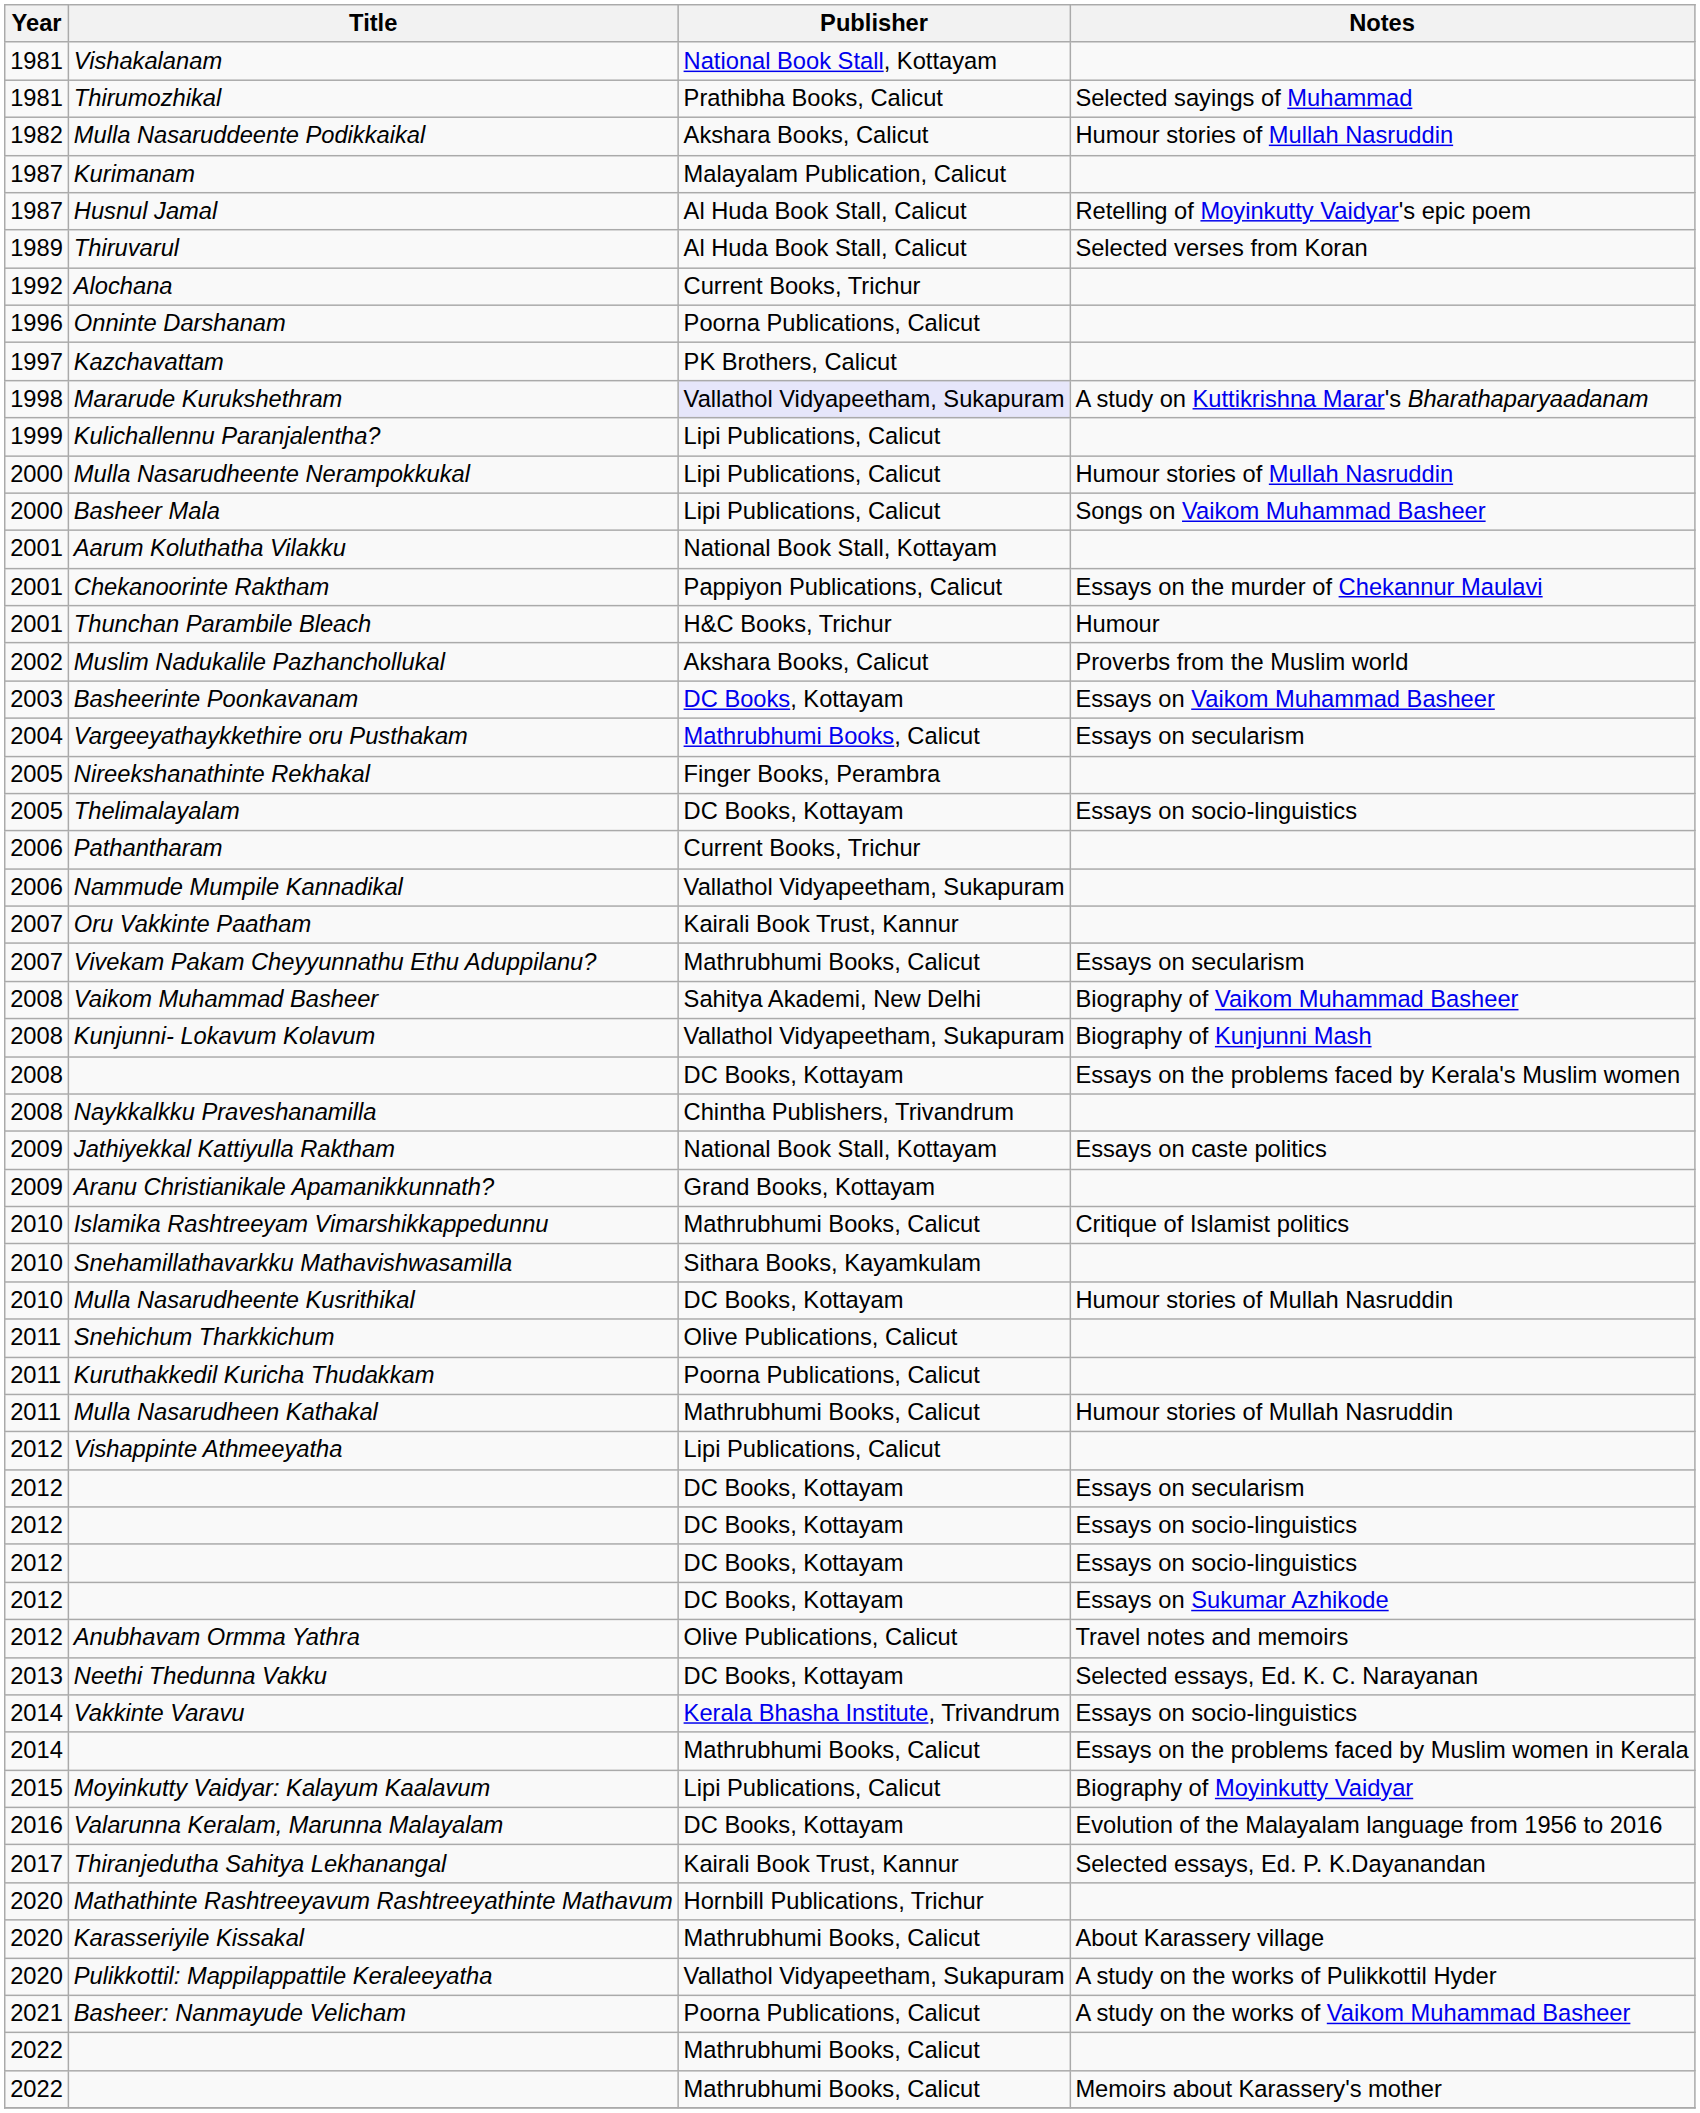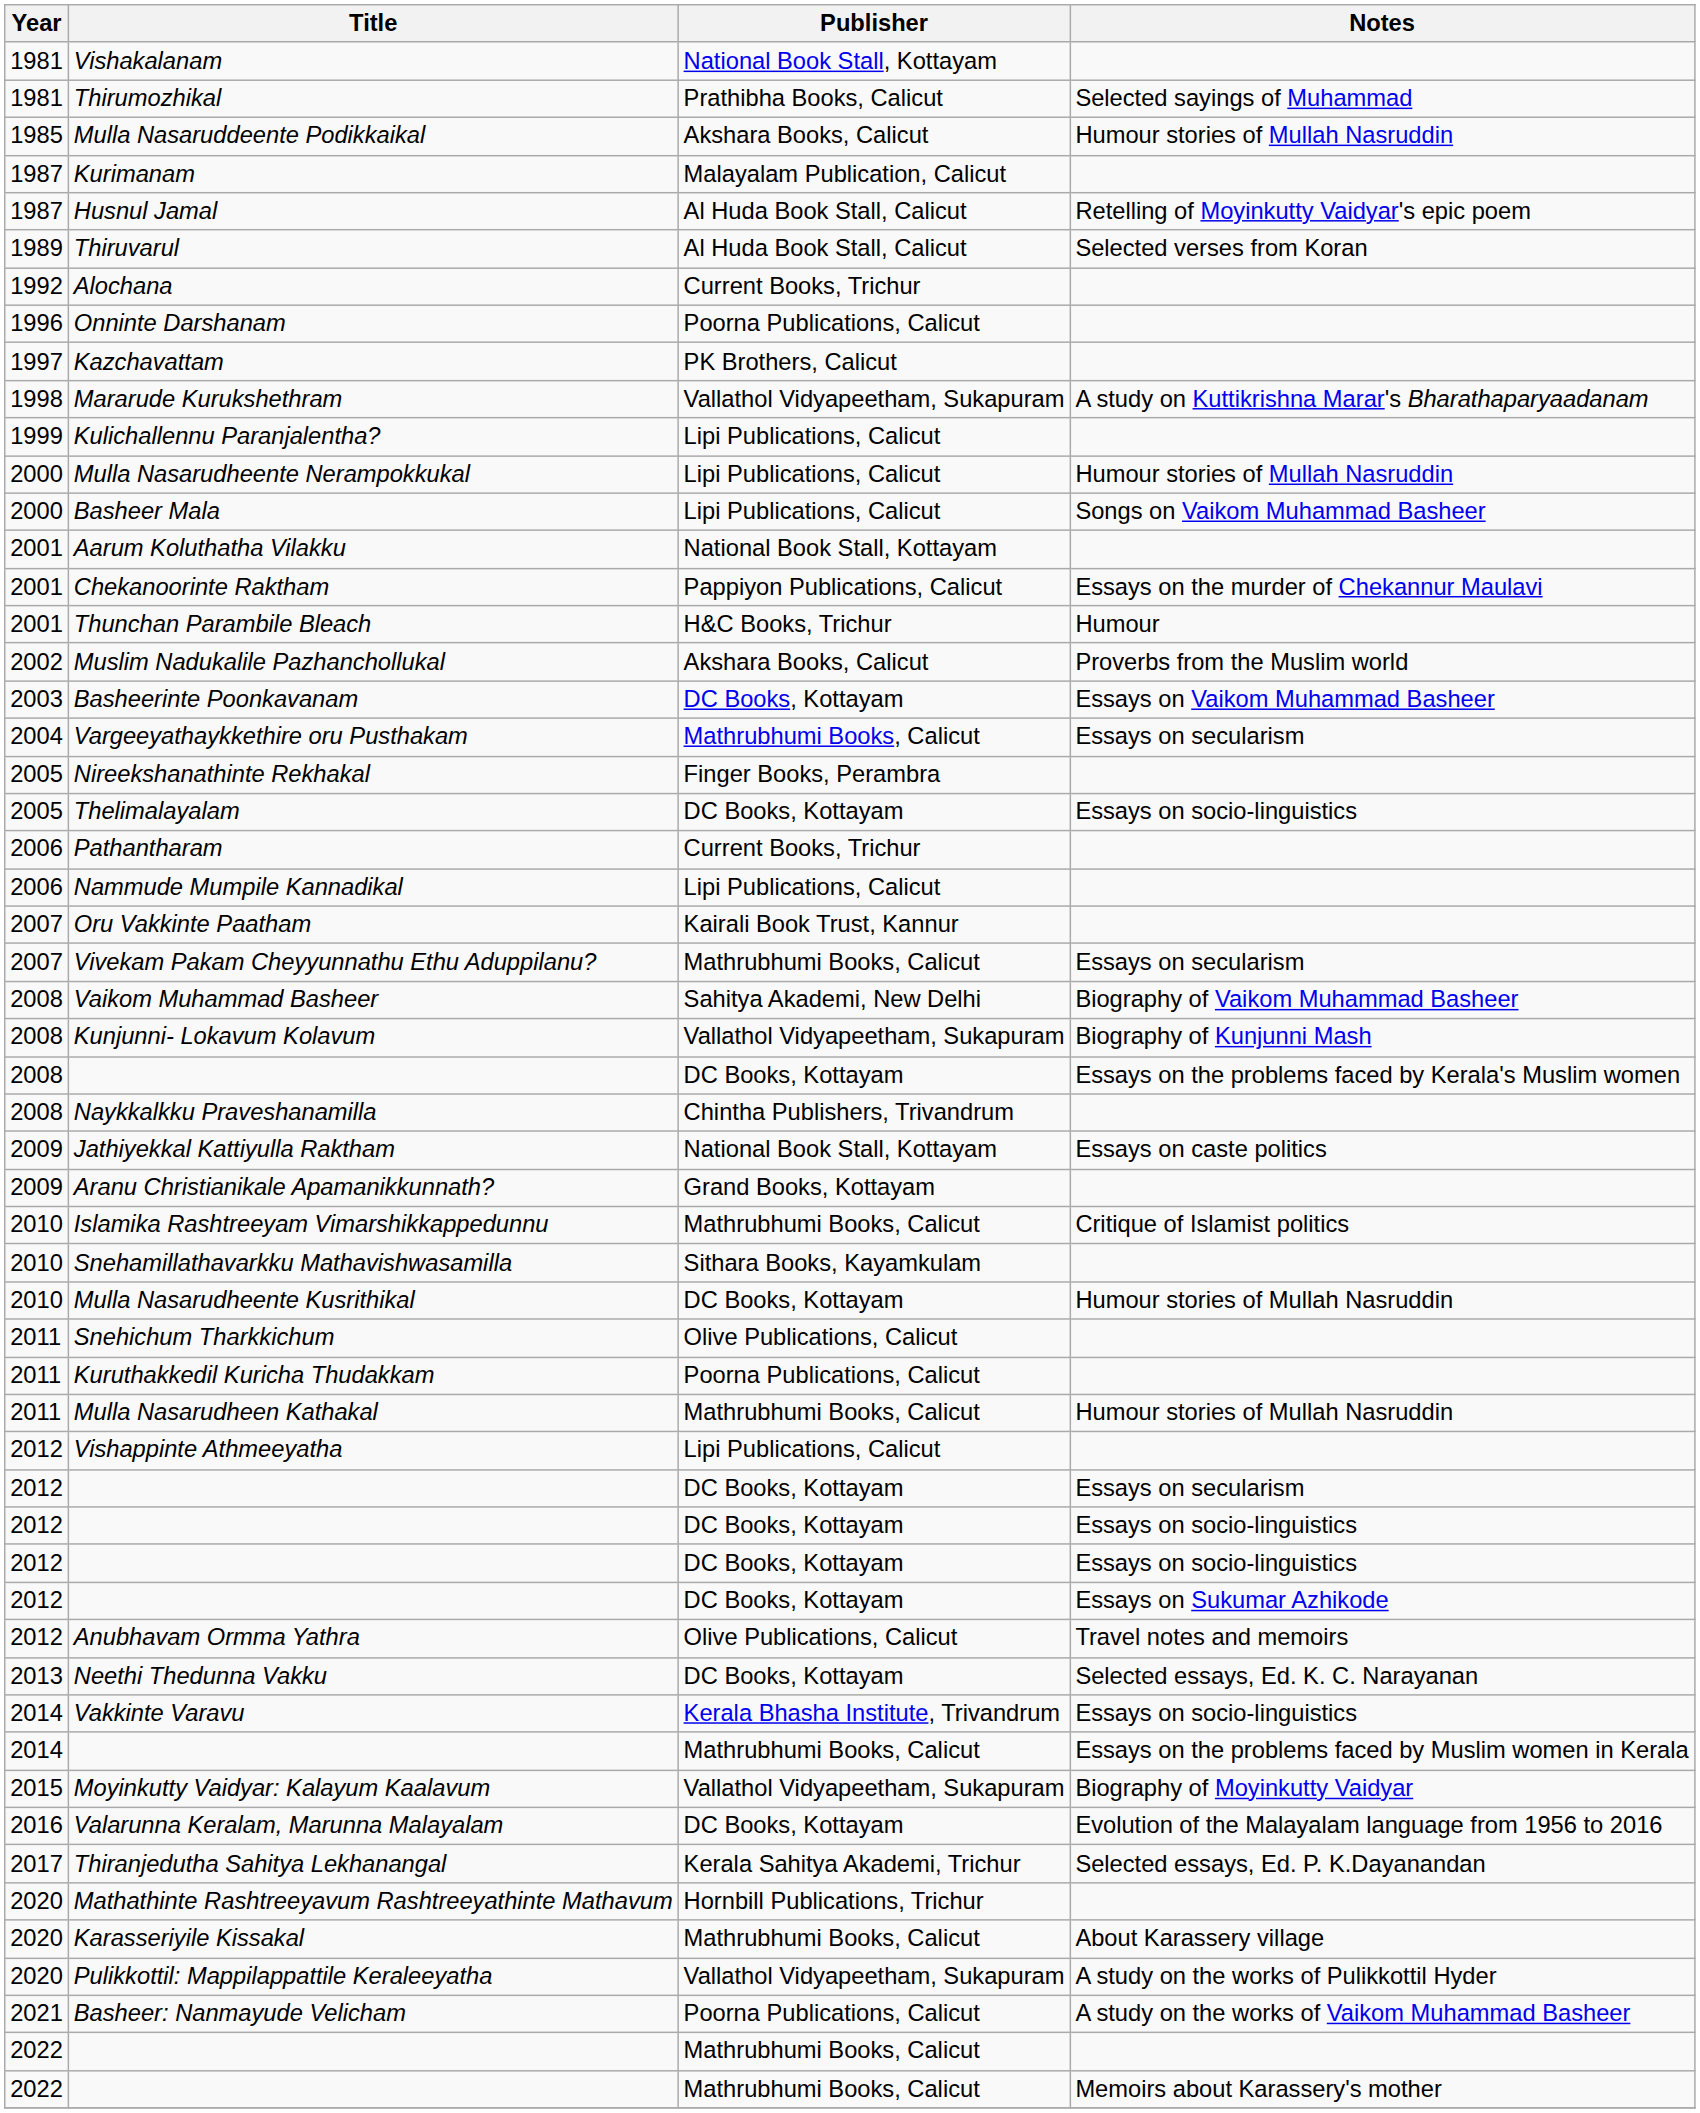(37, 135) 1982 -> (37, 135) 1985
(874, 398) lavender background -> (874, 398) no background
(874, 887) Vallathol Vidyapeetham, Sukapuram -> (812, 887) Lipi Publications, Calicut
(812, 1788) Lipi Publications, Calicut -> (874, 1788) Vallathol Vidyapeetham, Sukapuram
(821, 1863) Kairali Book Trust, Kannur -> (852, 1863) Kerala Sahitya Akademi, Trichur
